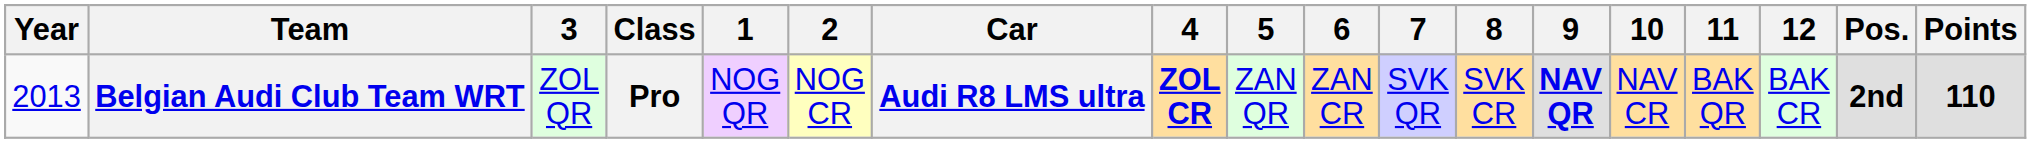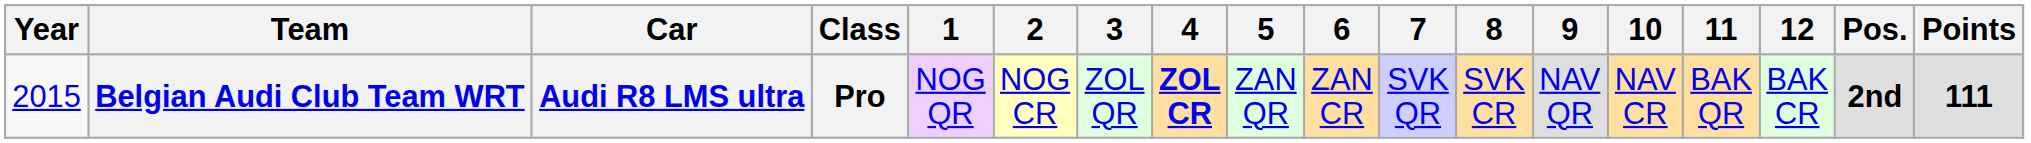columns swapped: (1012, 30) <-> (569, 30)
(47, 96) 2013 -> (47, 96) 2015
(1571, 96) bold -> (1570, 96) normal
(1971, 96) 110 -> (1969, 96) 111
